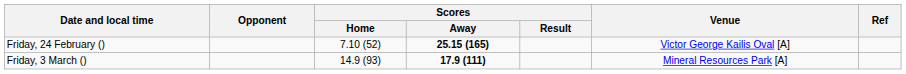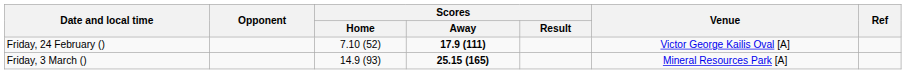(463, 45) 25.15 (165) -> (463, 45) 17.9 (111)
(463, 61) 17.9 (111) -> (463, 61) 25.15 (165)
